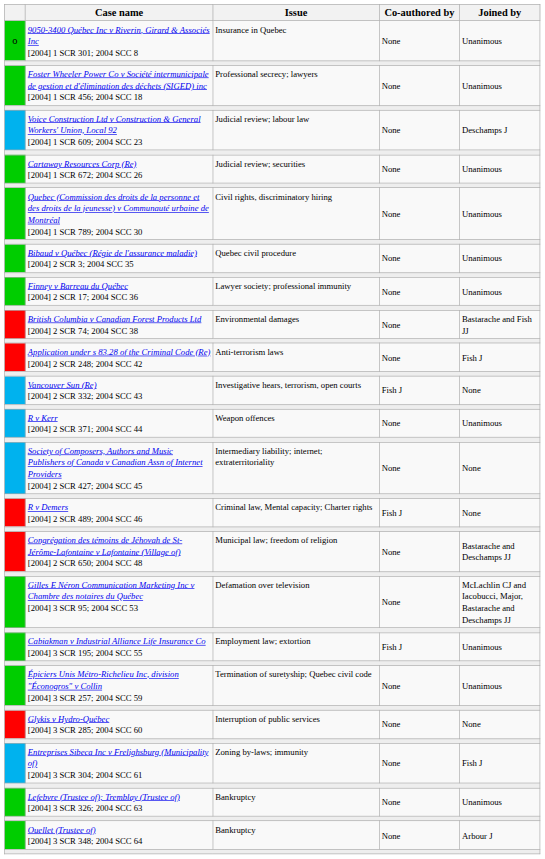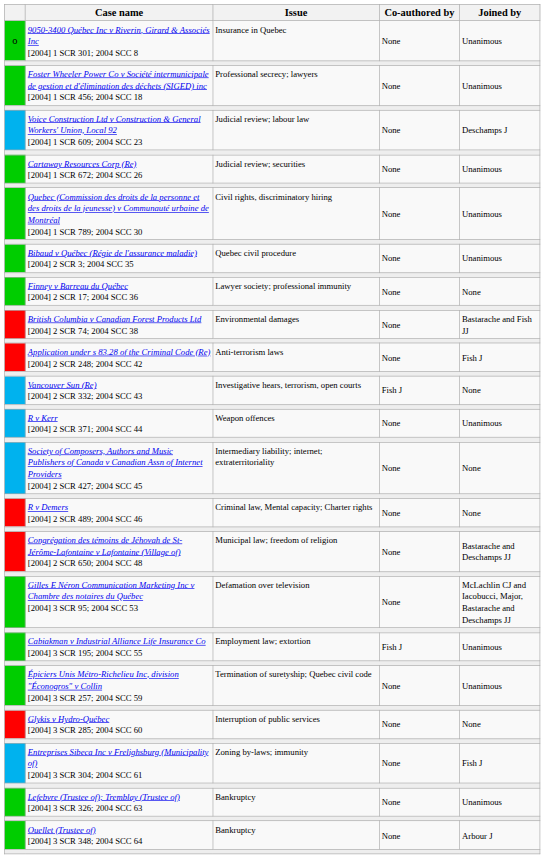(482, 292) Unanimous -> (471, 292) None
(392, 513) Fish J -> (391, 513) None
